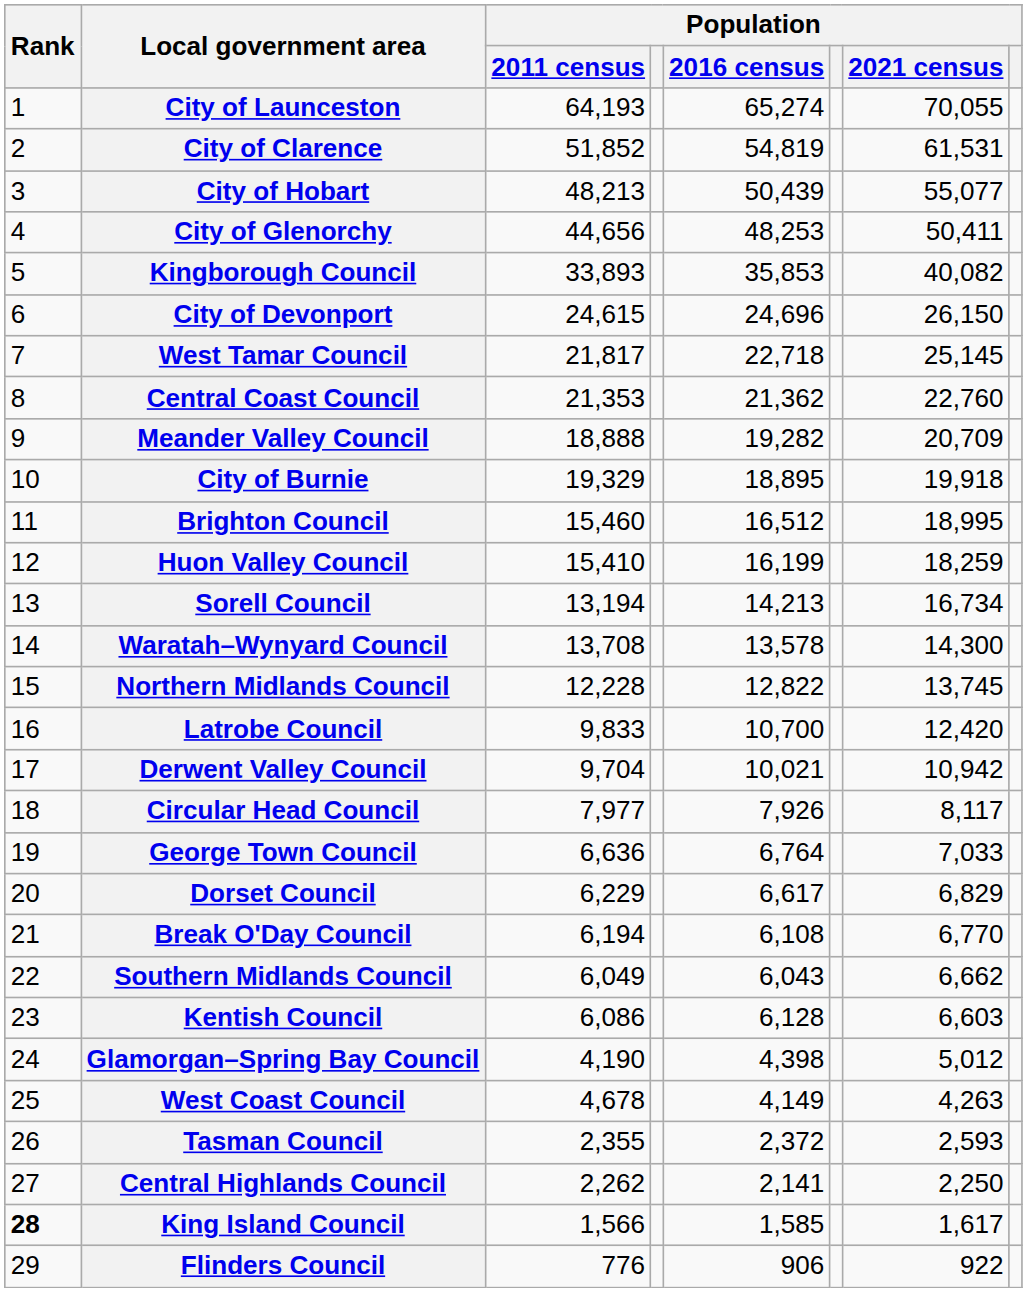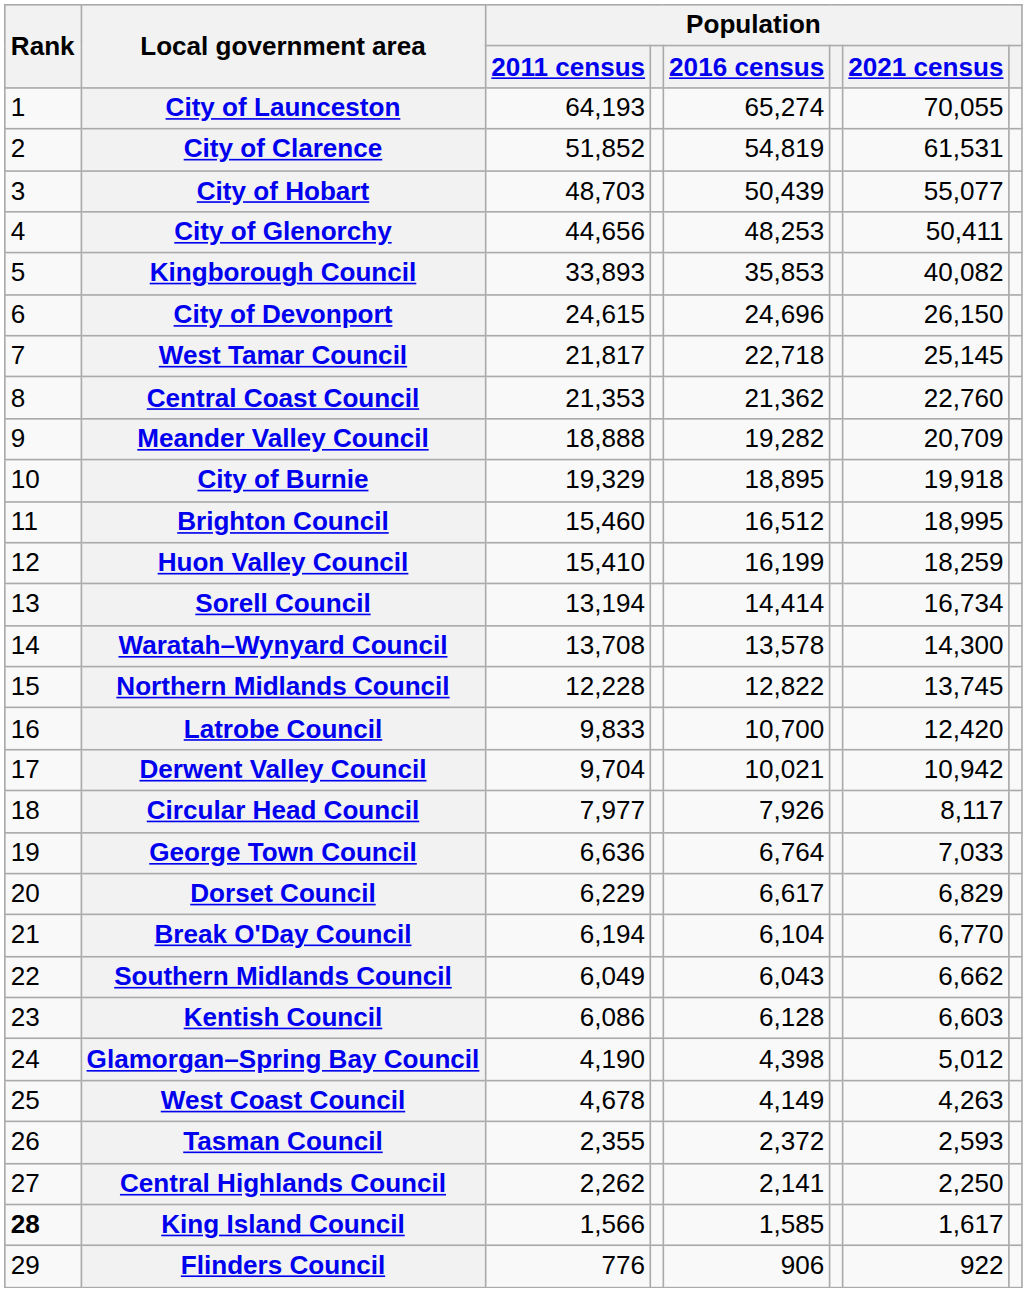(605, 190) 48,213 -> (605, 190) 48,703
(784, 604) 14,213 -> (784, 604) 14,414
(792, 935) 6,108 -> (792, 935) 6,104
